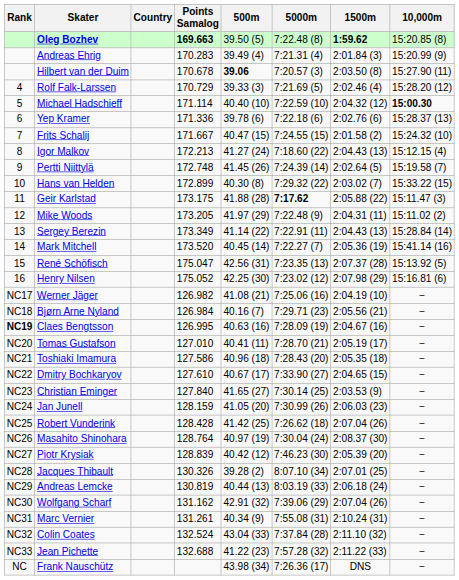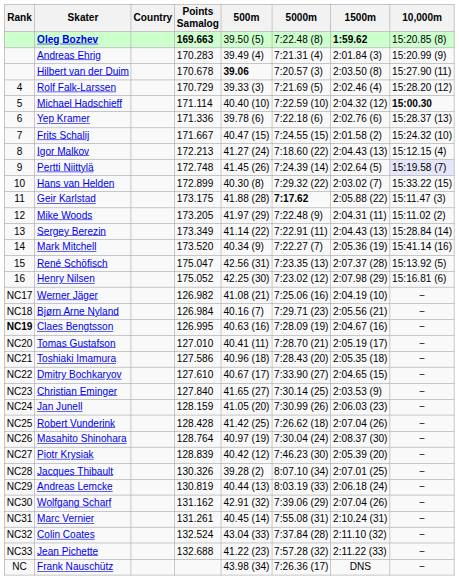(419, 167) no background -> (419, 167) lavender background
(246, 247) 40.45 (14) -> (244, 247) 40.34 (9)
(244, 519) 40.34 (9) -> (246, 519) 40.45 (14)
